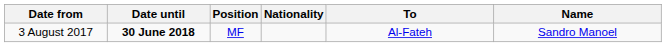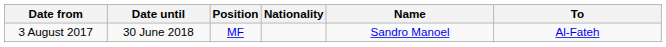columns swapped: (577, 14) <-> (410, 14)
(158, 32) bold -> (158, 32) normal
